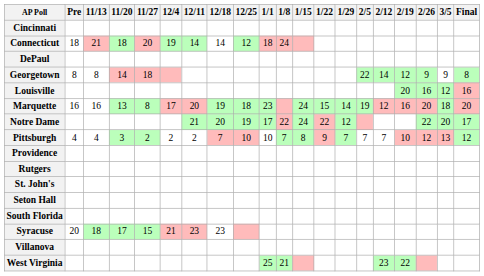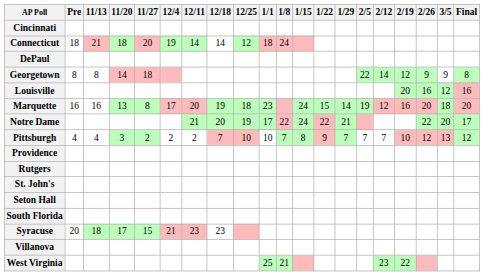(346, 122) 12 -> (346, 122) 21
